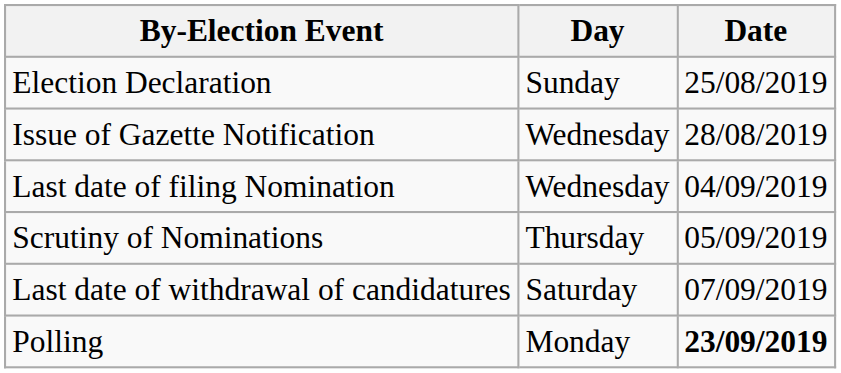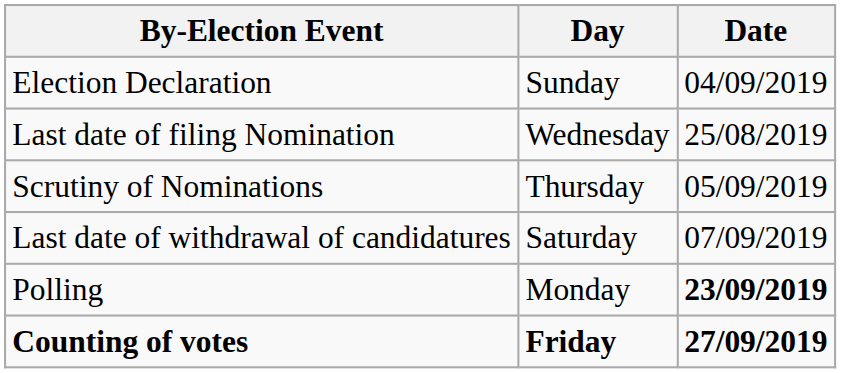(756, 82) 25/08/2019 -> (756, 82) 04/09/2019
- row: (193, 134)
(756, 186) 04/09/2019 -> (756, 134) 25/08/2019
+ row: (130, 341)
